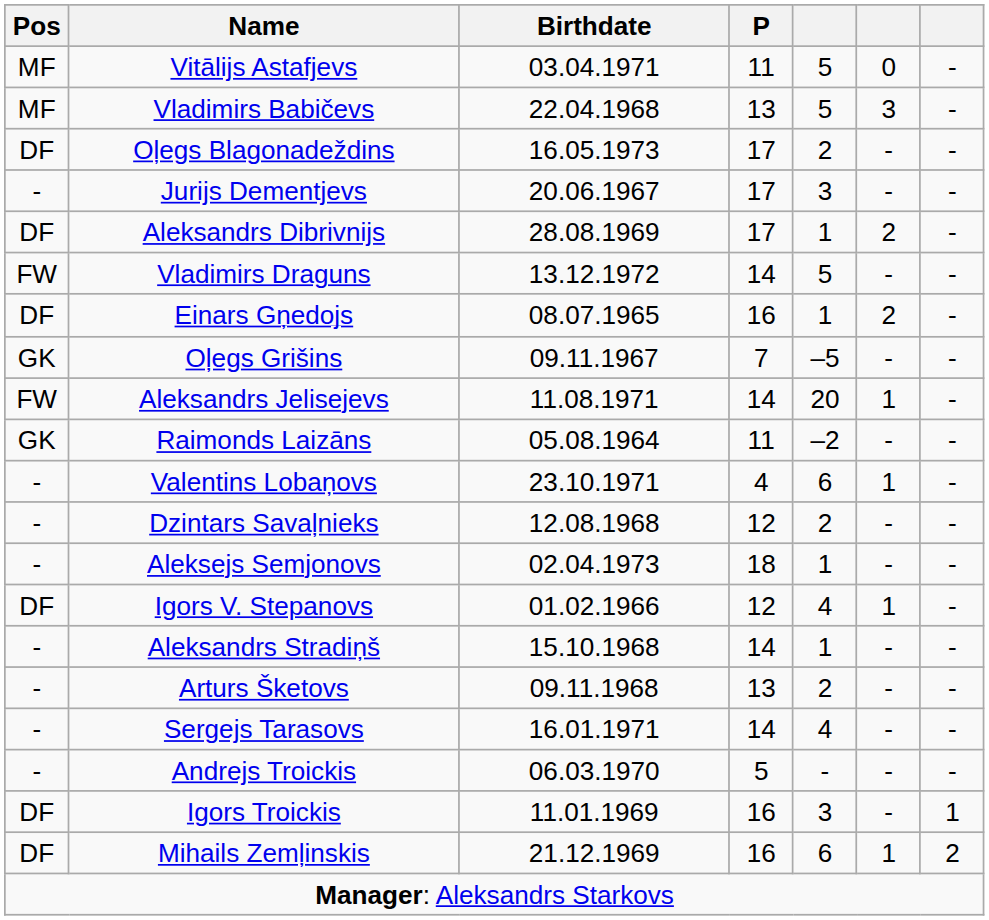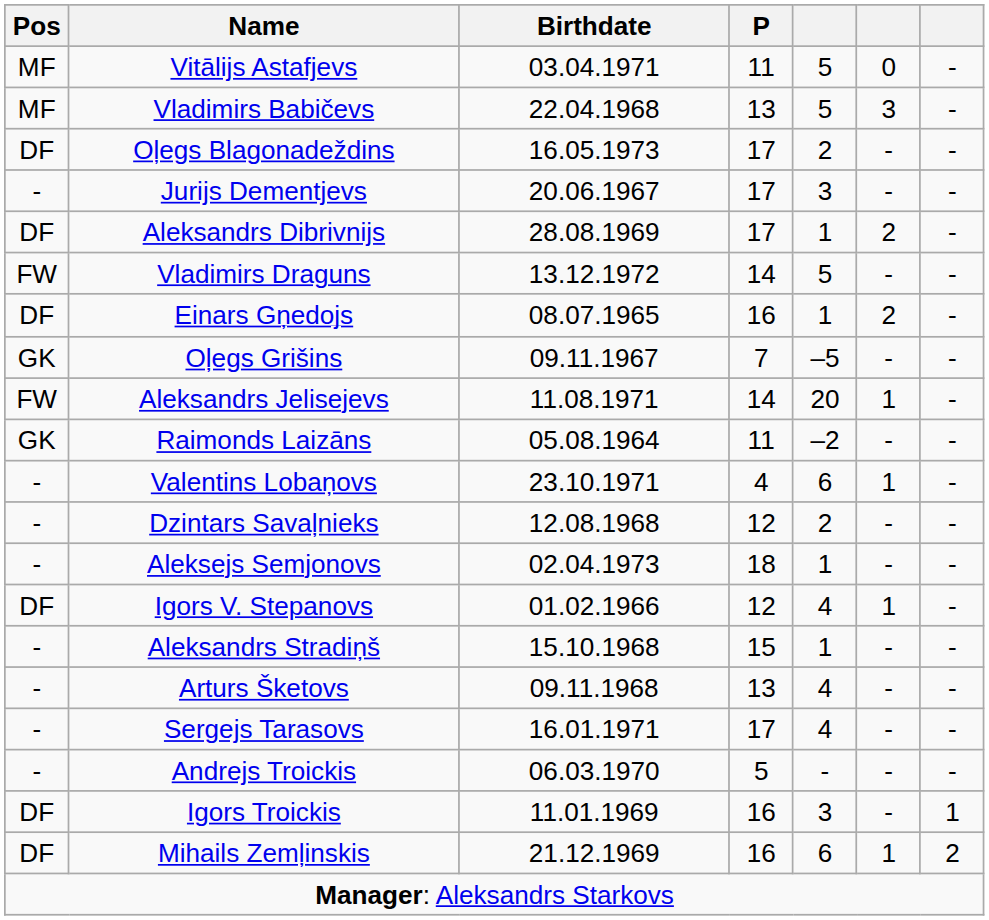(761, 647) 14 -> (761, 647) 15
(825, 688) 2 -> (825, 688) 4
(761, 729) 14 -> (761, 729) 17
